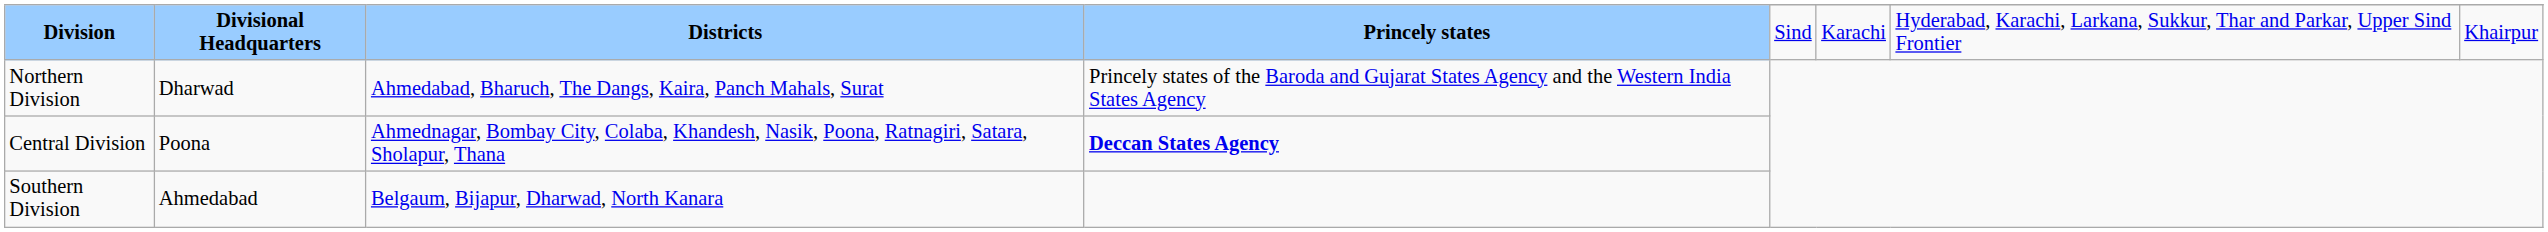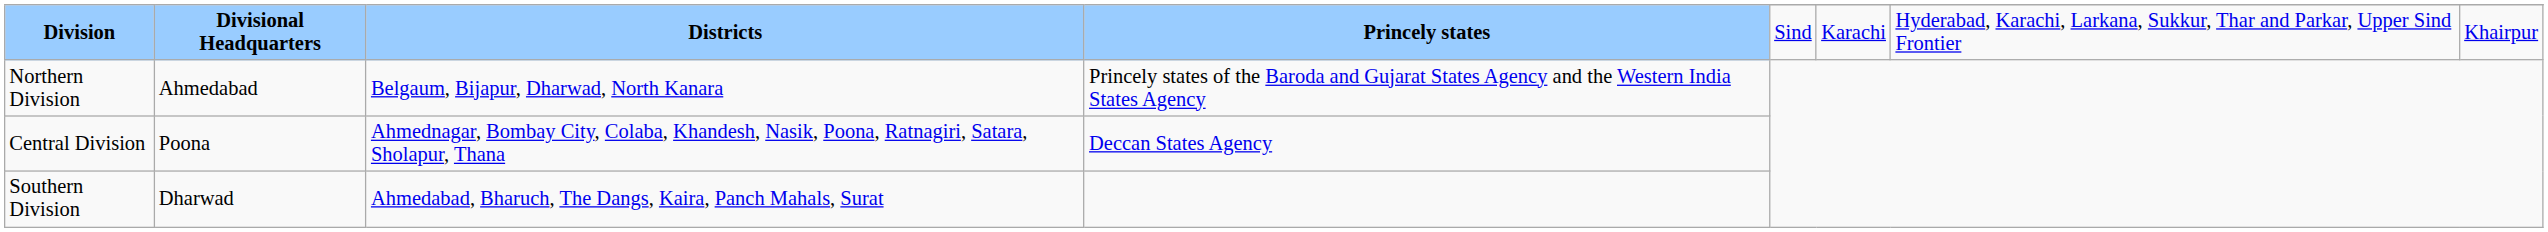(196, 87) Dharwad -> (208, 87) Ahmedabad
(627, 87) Ahmedabad, Bharuch, The Dangs, Kaira, Panch Mahals, Surat -> (547, 87) Belgaum, Bijapur, Dharwad, North Kanara
(1184, 143) bold -> (1181, 143) normal
(208, 198) Ahmedabad -> (196, 198) Dharwad
(547, 198) Belgaum, Bijapur, Dharwad, North Kanara -> (627, 198) Ahmedabad, Bharuch, The Dangs, Kaira, Panch Mahals, Surat
